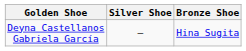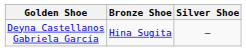columns swapped: (140, 12) <-> (208, 12)
